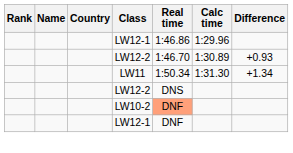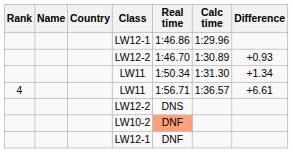+ row: (19, 90)
